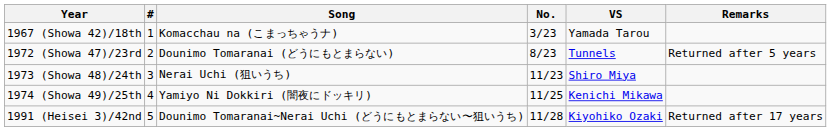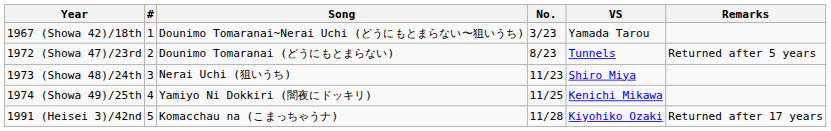(249, 33) Komacchau na (こまっちゃうナ) -> (342, 33) Dounimo Tomaranai~Nerai Uchi (どうにもとまらない〜狙いうち)
(342, 116) Dounimo Tomaranai~Nerai Uchi (どうにもとまらない〜狙いうち) -> (249, 116) Komacchau na (こまっちゃうナ)
